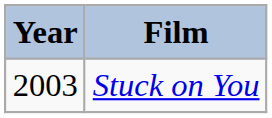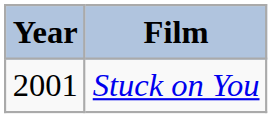(45, 85) 2003 -> (45, 85) 2001
